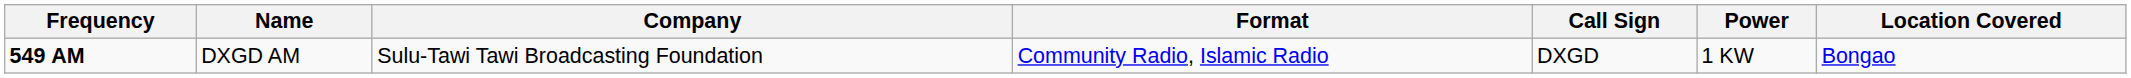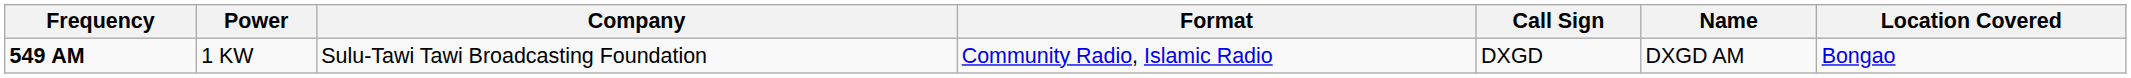columns swapped: (284, 21) <-> (1757, 21)
